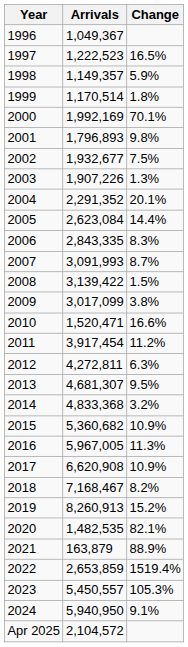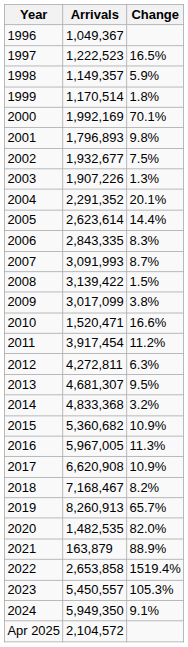(95, 220) 2,623,084 -> (95, 220) 2,623,614
(148, 508) 15.2% -> (148, 508) 65.7%
(148, 528) 82.1% -> (148, 528) 82.0%
(95, 569) 2,653,859 -> (95, 569) 2,653,858
(95, 610) 5,940,950 -> (95, 610) 5,949,350
